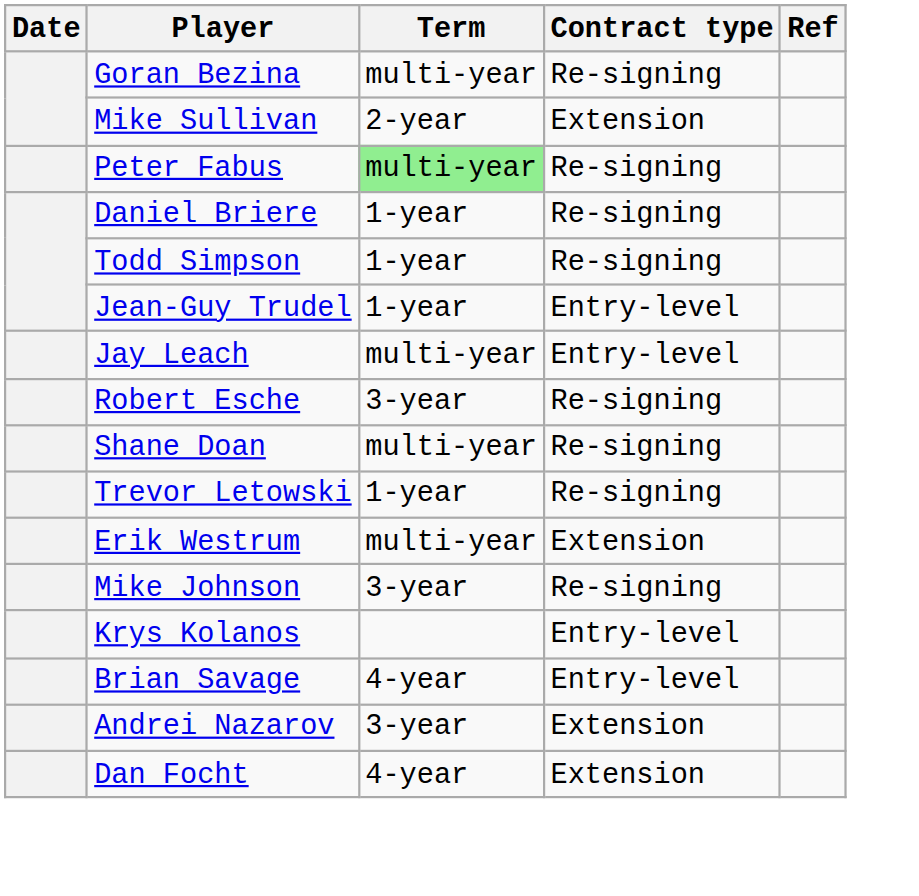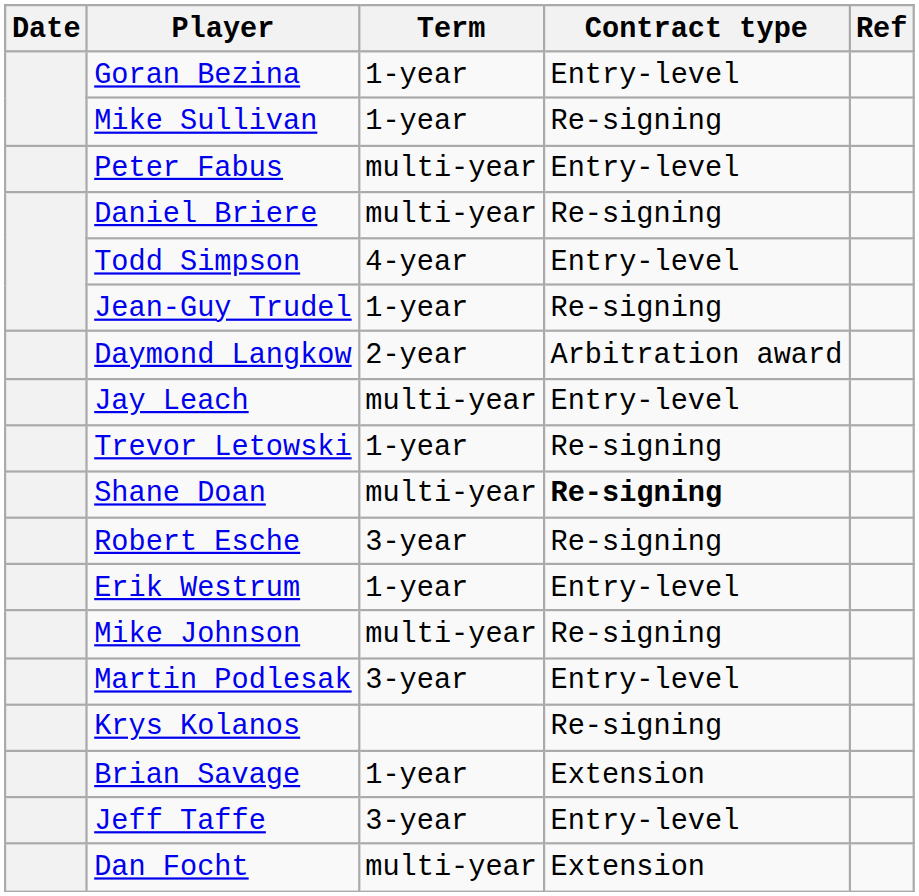(451, 75) multi-year -> (417, 75) 1-year
(636, 75) Re-signing -> (645, 75) Entry-level
(417, 122) 2-year -> (417, 122) 1-year
(628, 122) Extension -> (636, 122) Re-signing
(451, 168) lightgreen background -> (451, 168) no background
(636, 168) Re-signing -> (645, 168) Entry-level
(417, 215) 1-year -> (451, 215) multi-year
(417, 261) 1-year -> (417, 261) 4-year
(636, 261) Re-signing -> (645, 261) Entry-level
(645, 308) Entry-level -> (636, 308) Re-signing
+ row: (223, 355)
rows swapped: (223, 495) <-> (197, 401)
(636, 448) normal -> (636, 495) bold
(451, 541) multi-year -> (417, 588) 1-year
(628, 541) Extension -> (645, 588) Entry-level
(417, 588) 3-year -> (451, 634) multi-year
+ row: (223, 681)
(645, 634) Entry-level -> (636, 728) Re-signing
(417, 681) 4-year -> (417, 774) 1-year
(645, 681) Entry-level -> (628, 774) Extension
- row: (214, 728)
+ row: (180, 821)
(417, 774) 4-year -> (451, 867) multi-year
